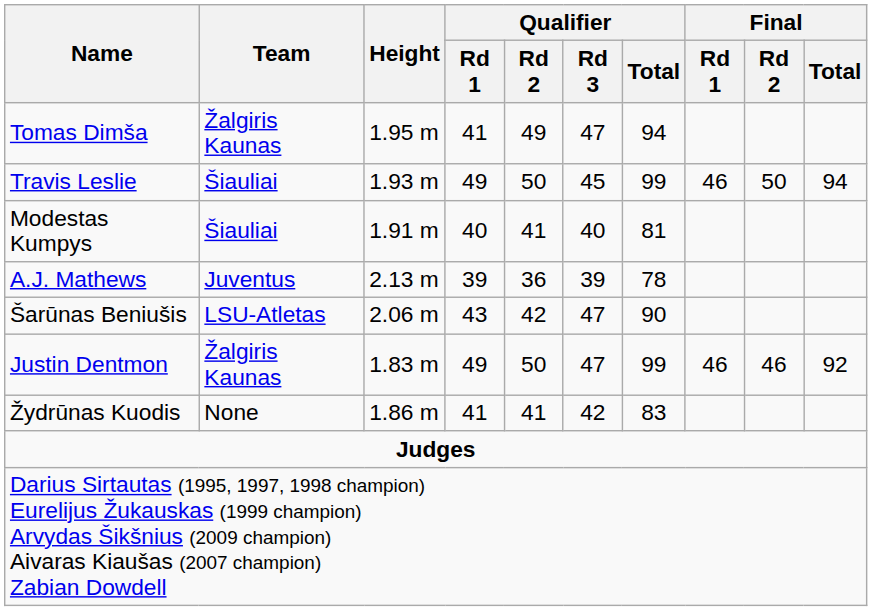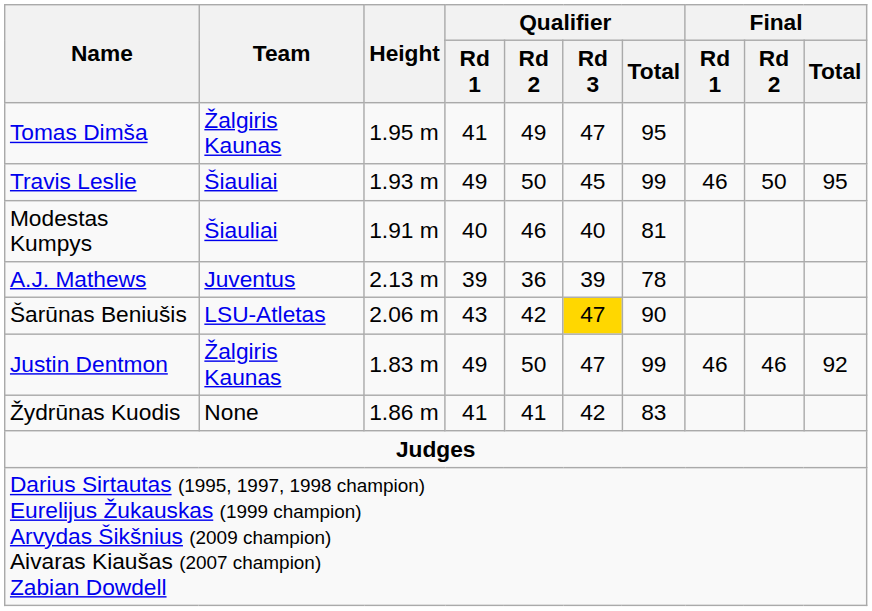(654, 132) 94 -> (654, 132) 95
(835, 181) 94 -> (835, 181) 95
(534, 230) 41 -> (534, 230) 46
(593, 315) no background -> (593, 315) gold background
